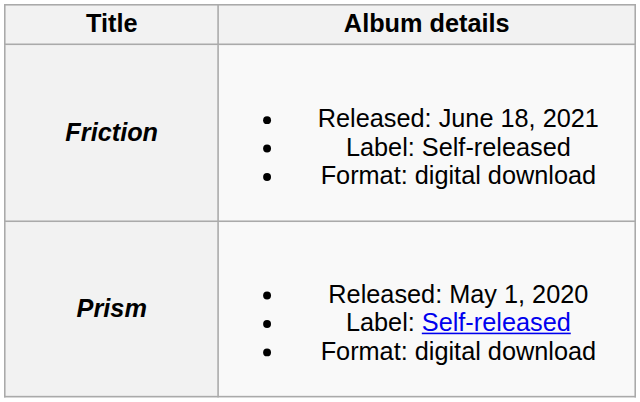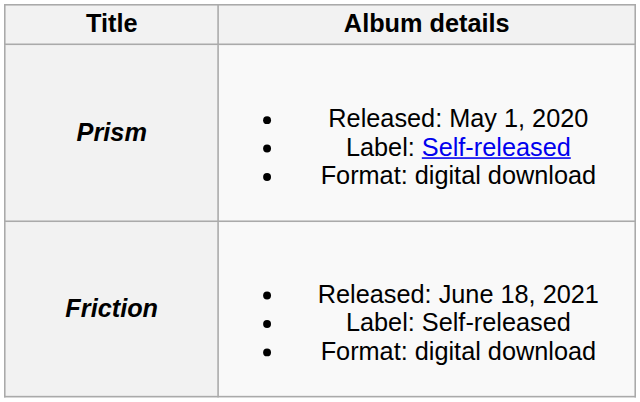rows swapped: (112, 308) <-> (112, 132)
